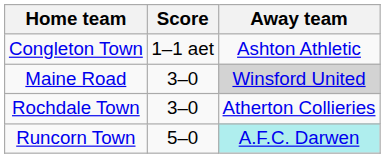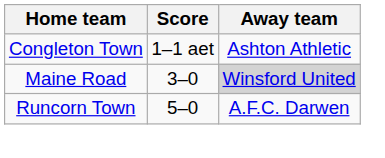- row: (76, 108)
(299, 138) paleturquoise background -> (289, 108) no background
